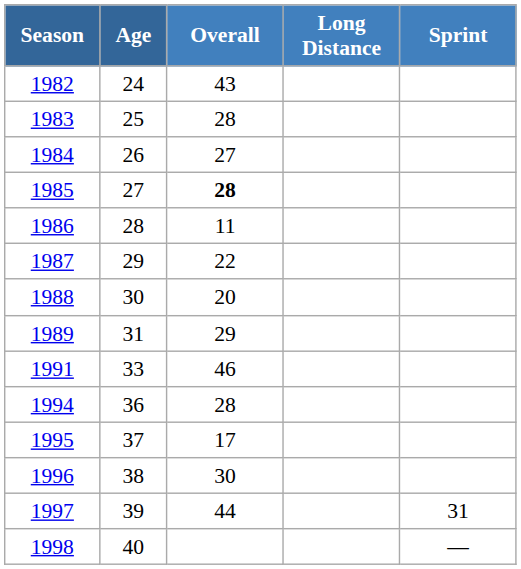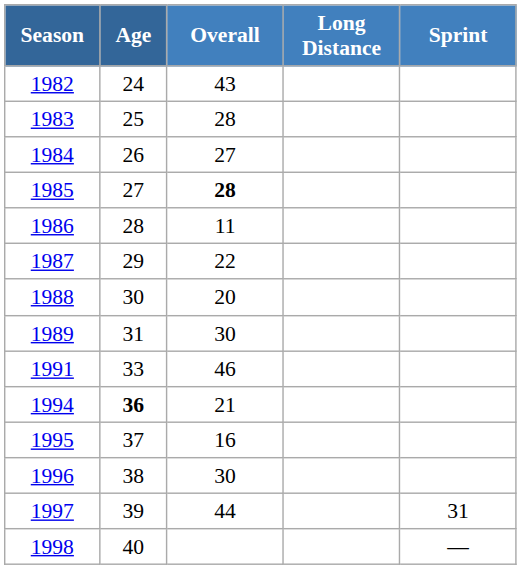(225, 332) 29 -> (225, 332) 30
(133, 403) normal -> (133, 403) bold
(225, 403) 28 -> (225, 403) 21
(225, 439) 17 -> (225, 439) 16
